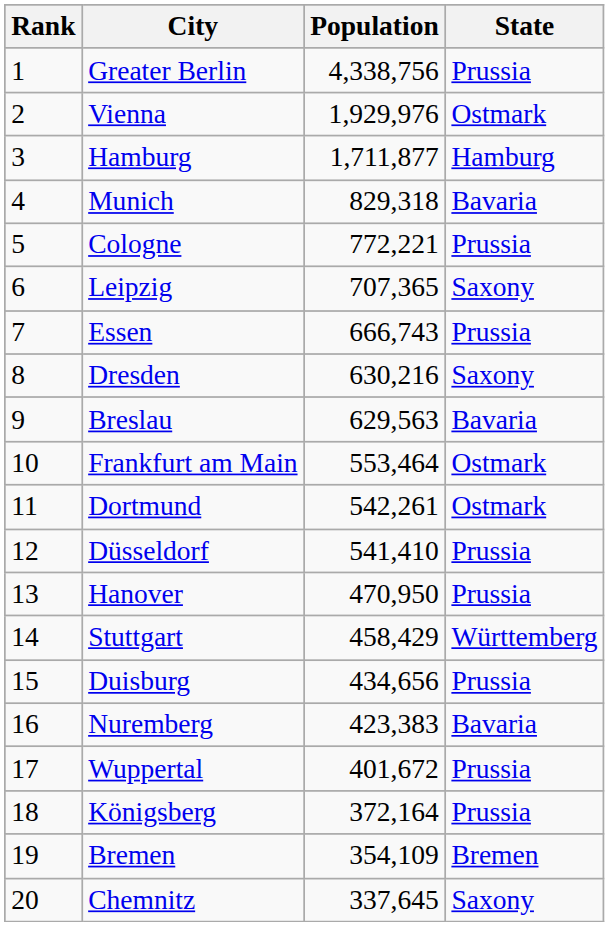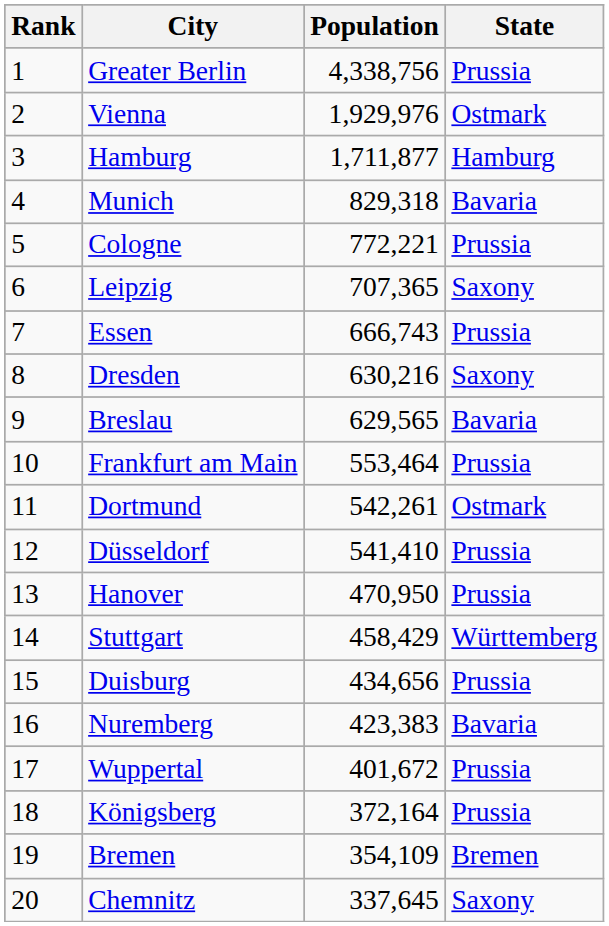(394, 419) 629,563 -> (394, 419) 629,565
(499, 462) Ostmark -> (491, 462) Prussia
